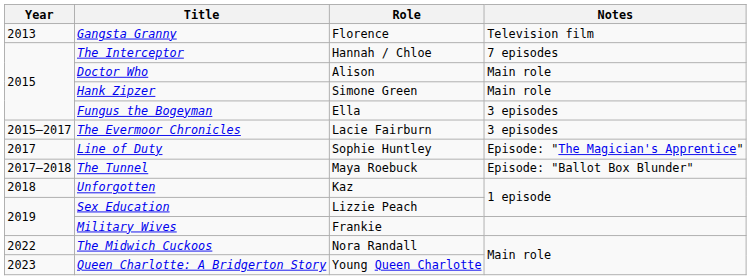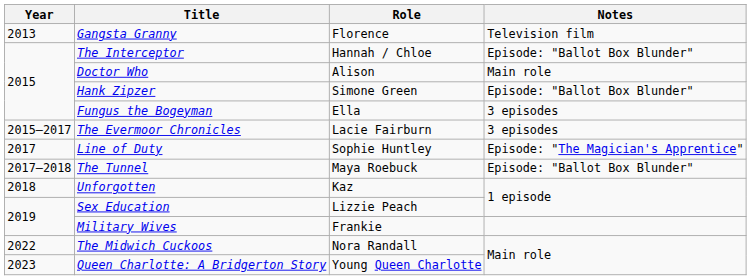(523, 53) 7 episodes -> (590, 53) Episode: "Ballot Box Blunder"
(519, 91) Main role -> (590, 91) Episode: "Ballot Box Blunder"
